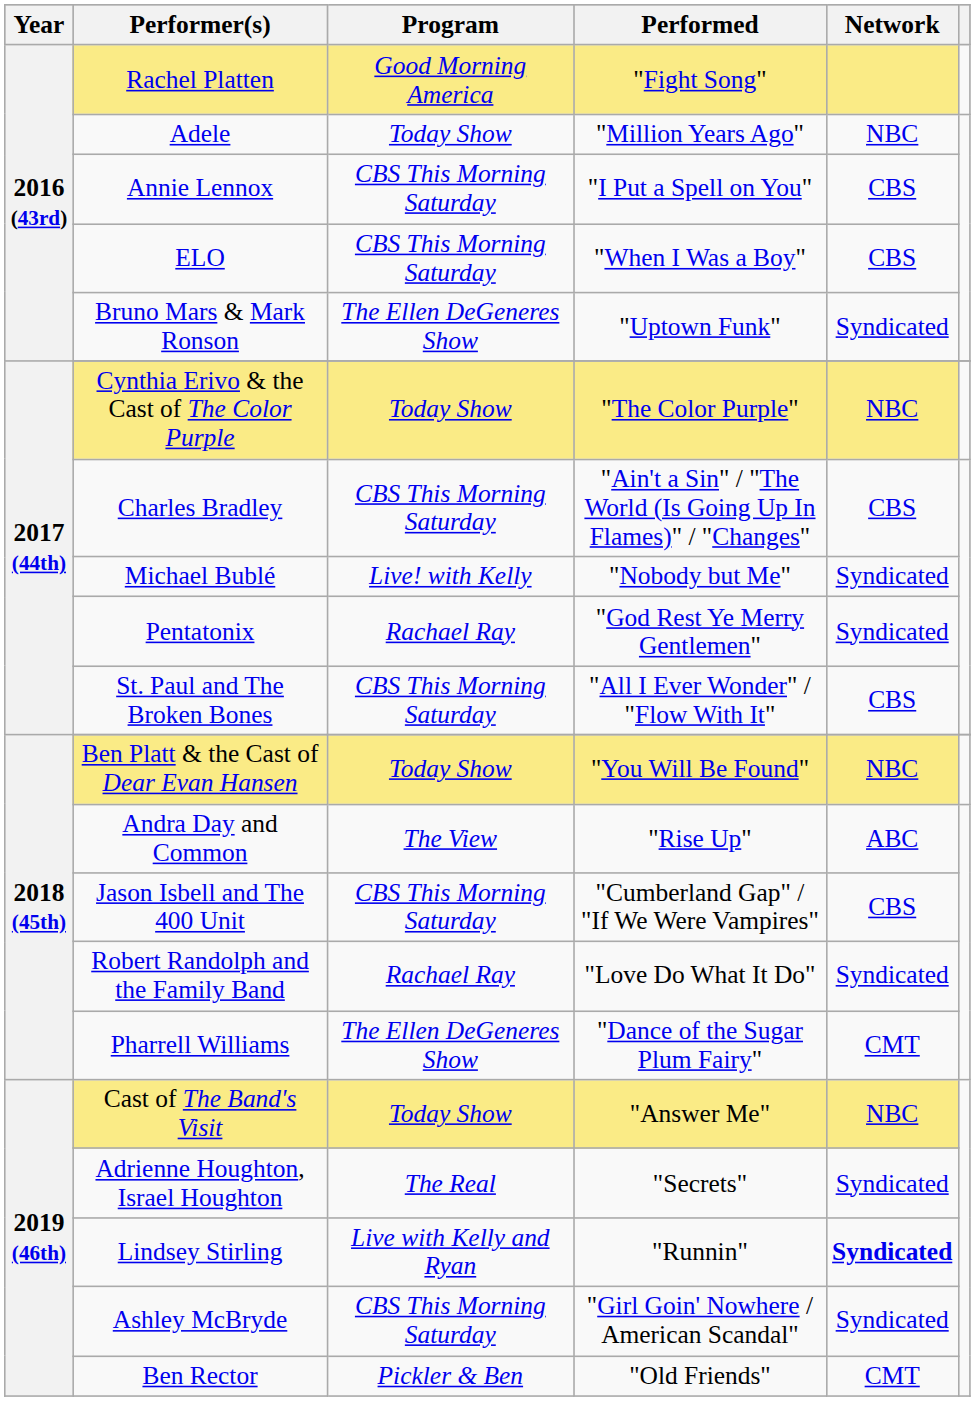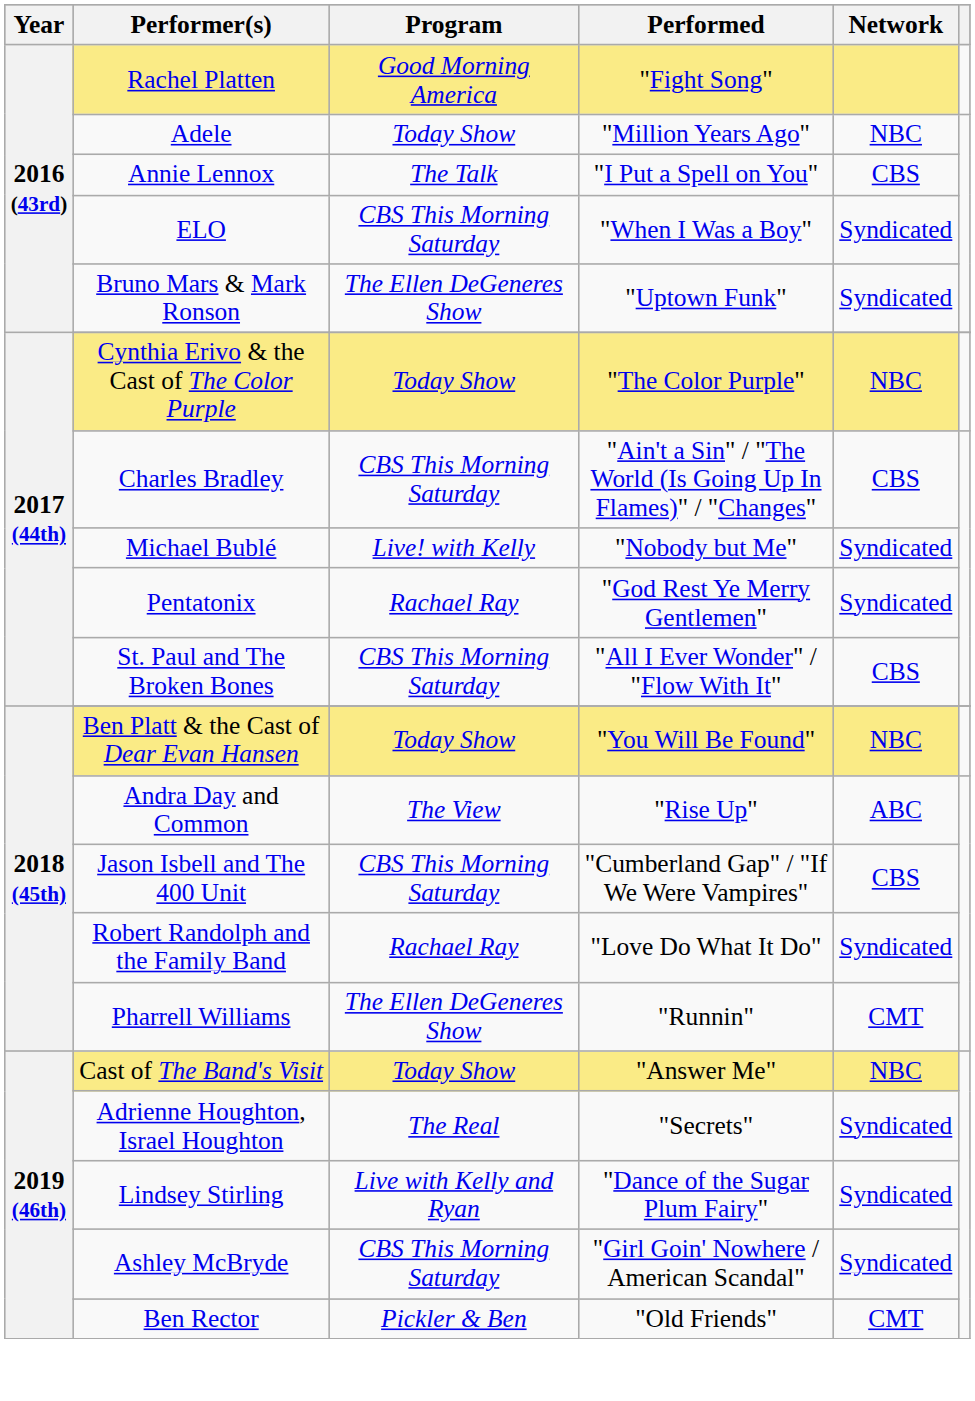(450, 188) CBS This Morning Saturday -> (454, 174) The Talk
(892, 257) CBS -> (896, 228) Syndicated
(700, 1044) "Dance of the Sugar Plum Fairy" -> (706, 1016) "Runnin"
(700, 1251) "Runnin" -> (706, 1194) "Dance of the Sugar Plum Fairy"
(892, 1251) bold -> (896, 1194) normal
